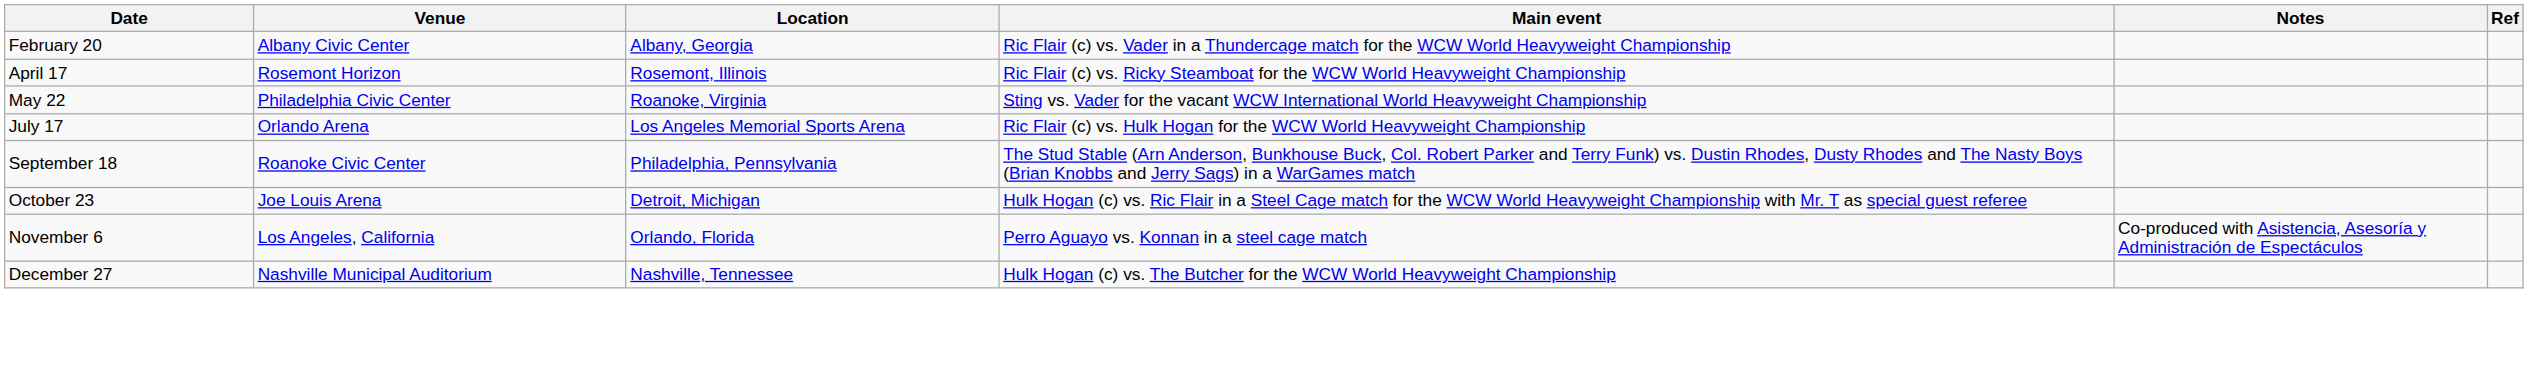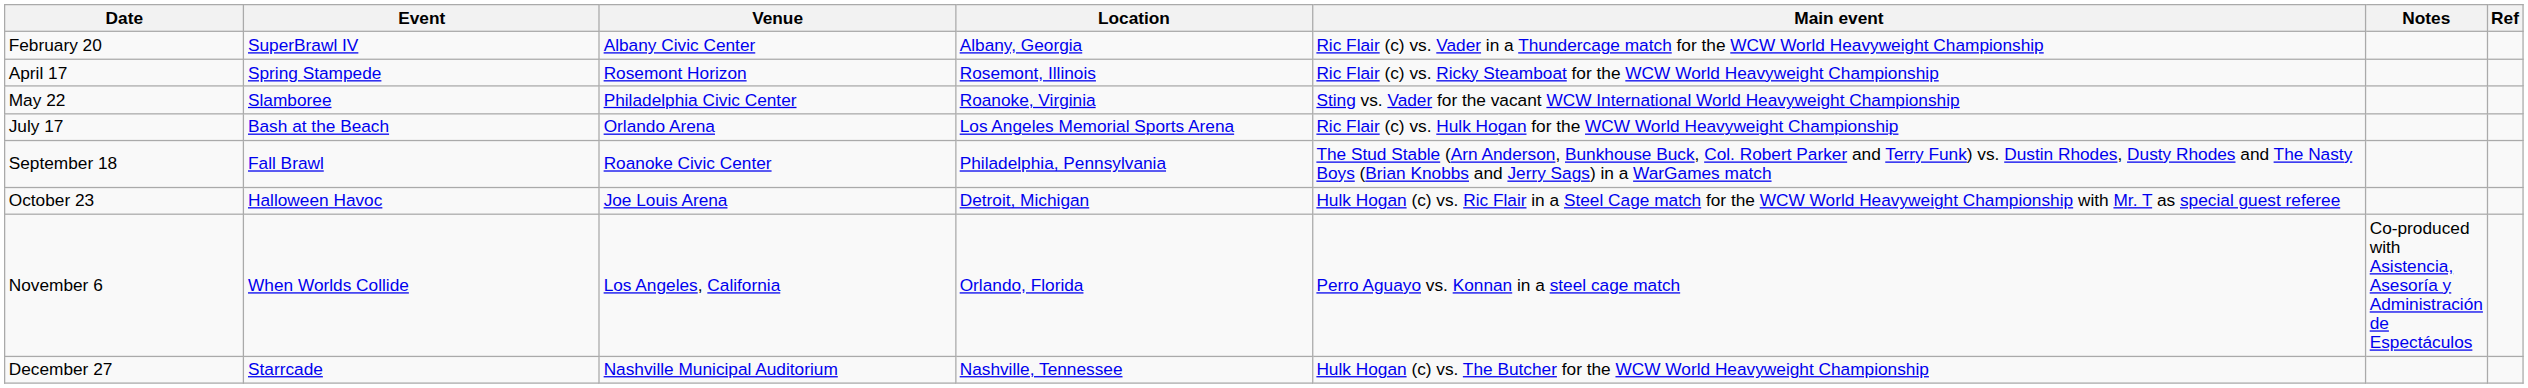+ column: (422, 18)
